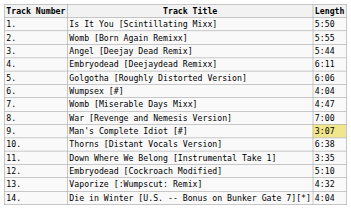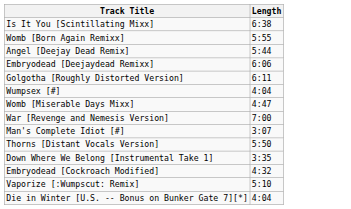- column: (36, 11)
(325, 24) 5:50 -> (262, 24) 6:38
(325, 64) 6:11 -> (262, 64) 6:06
(325, 78) 6:06 -> (262, 78) 6:11
(325, 131) khaki background -> (262, 131) no background
(325, 144) 6:38 -> (262, 144) 5:50
(325, 171) 5:10 -> (262, 171) 4:32
(325, 185) 4:32 -> (262, 185) 5:10
